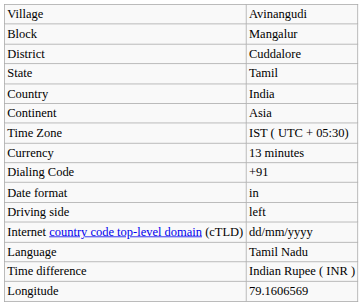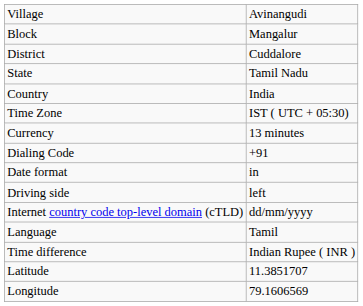(263, 73) Tamil -> (279, 73) Tamil Nadu
- row: (32, 113)
(279, 251) Tamil Nadu -> (263, 232) Tamil
+ row: (28, 271)
